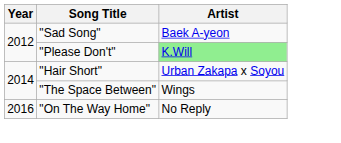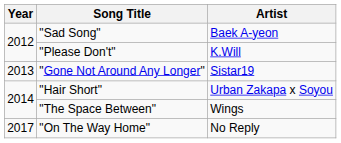(177, 52) lightgreen background -> (226, 52) no background
+ row: (122, 71)
(20, 109) 2016 -> (20, 128) 2017
